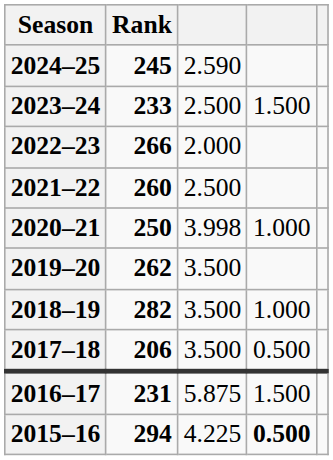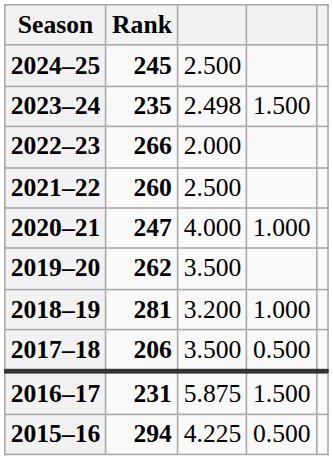(212, 65) 2.590 -> (212, 65) 2.500
(153, 106) 233 -> (153, 106) 235
(212, 106) 2.500 -> (212, 106) 2.498
(153, 227) 250 -> (153, 227) 247
(212, 227) 3.998 -> (212, 227) 4.000
(153, 308) 282 -> (153, 308) 281
(212, 308) 3.500 -> (212, 308) 3.200
(282, 434) bold -> (282, 434) normal
